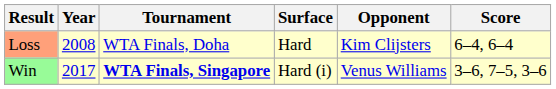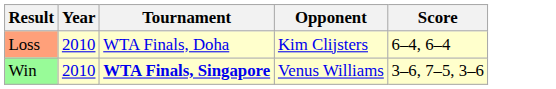- column: (305, 17)
(79, 44) 2008 -> (79, 44) 2010
(79, 71) 2017 -> (79, 71) 2010
